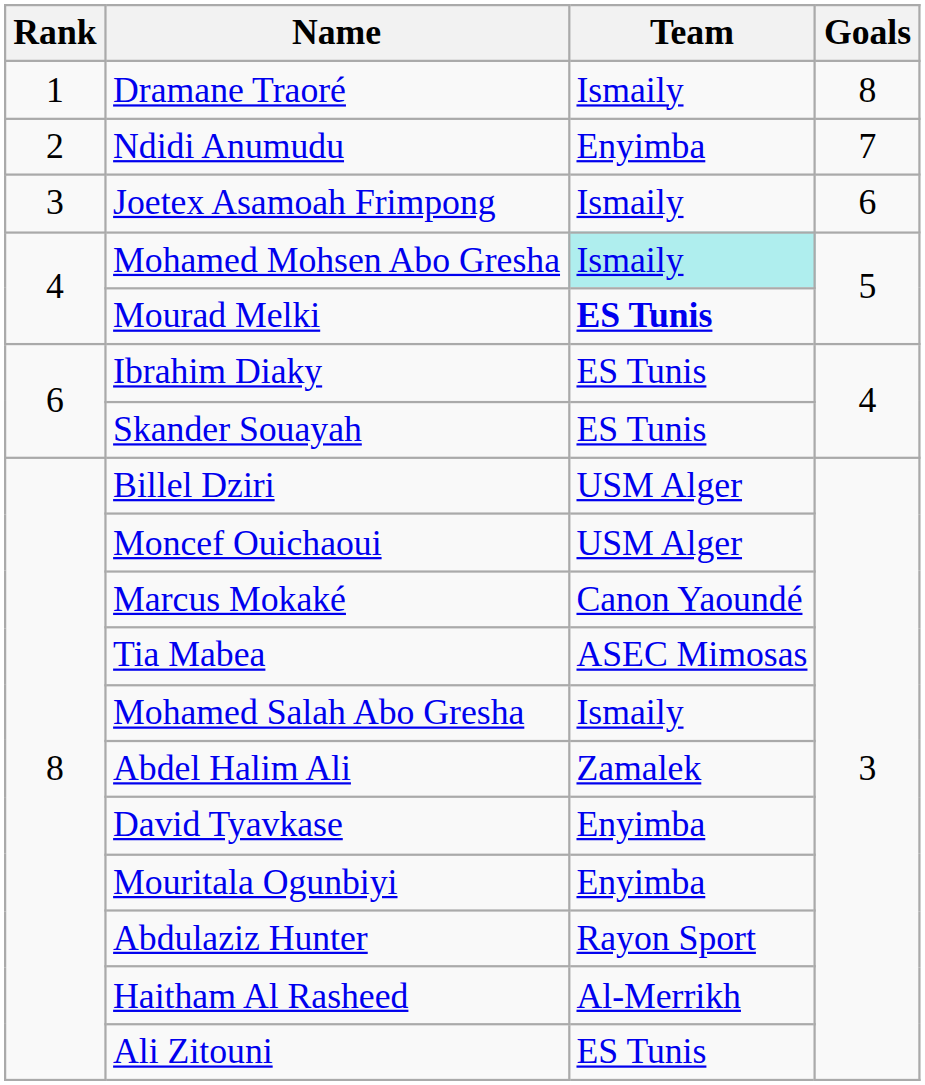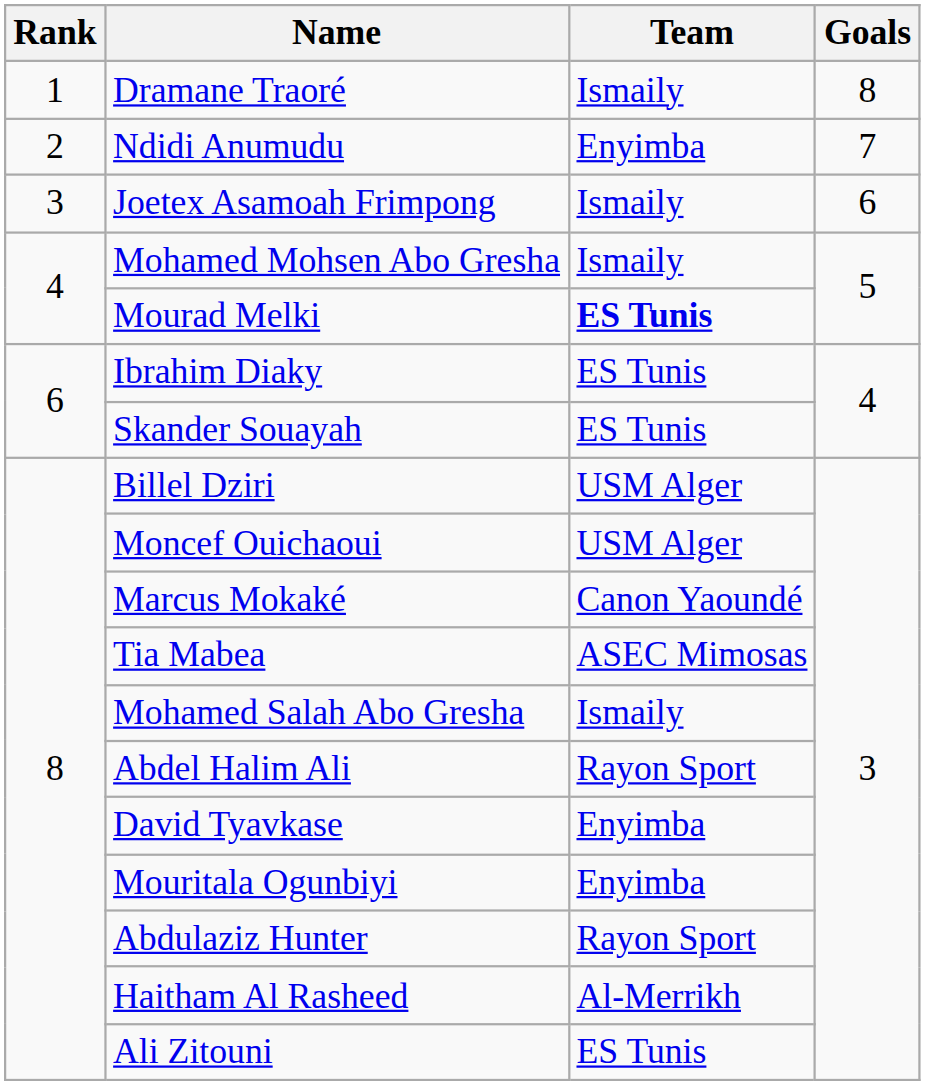(630, 259) paleturquoise background -> (630, 259) no background
(639, 768) Zamalek -> (666, 768) Rayon Sport
